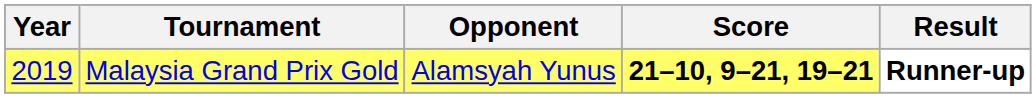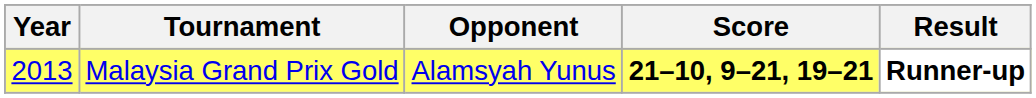(42, 71) 2019 -> (42, 71) 2013
